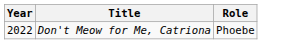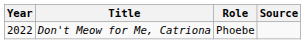+ column: (279, 13)
